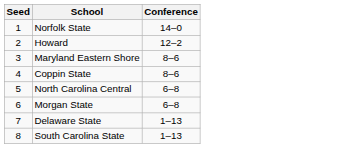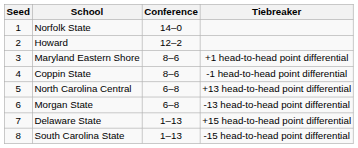+ column: (277, 12)
